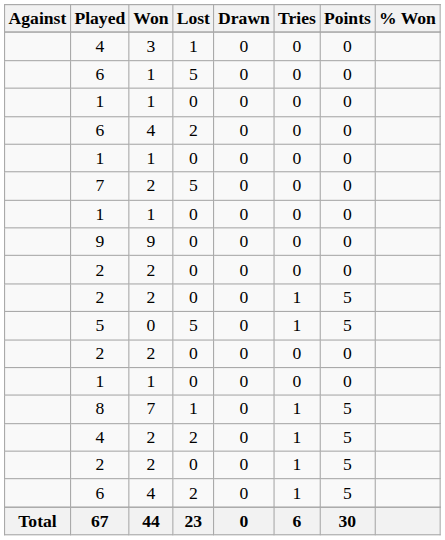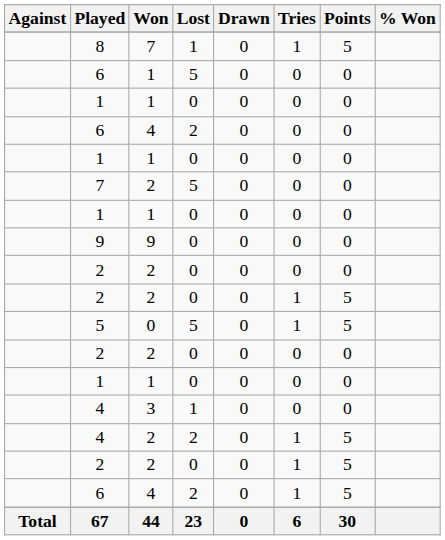rows swapped: (100, 46) <-> (100, 409)
